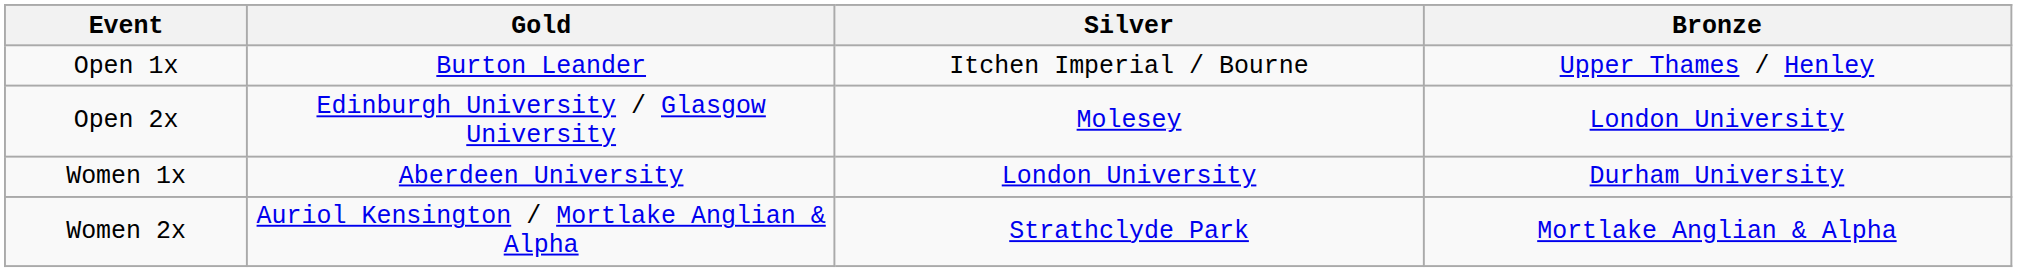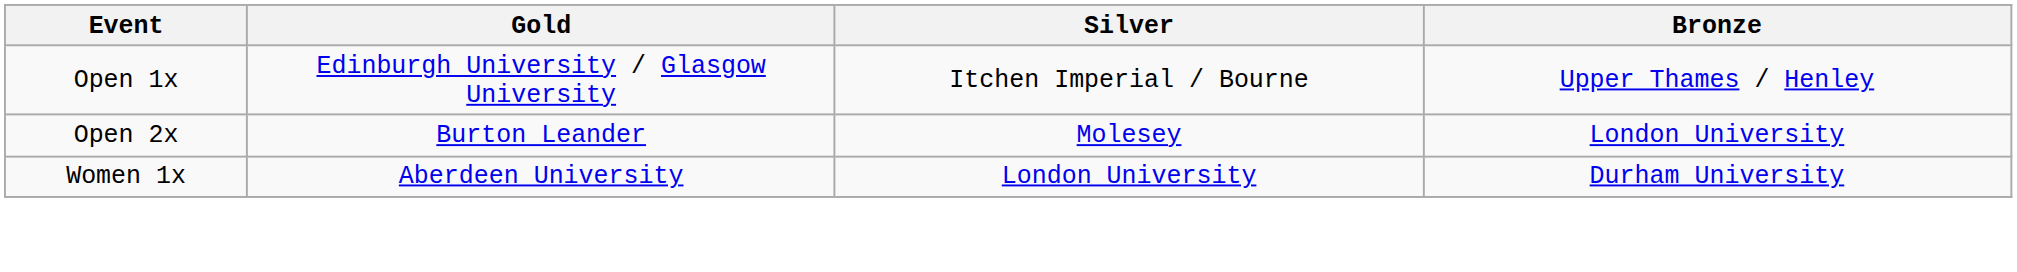(541, 66) Burton Leander -> (541, 80) Edinburgh University / Glasgow University
(541, 121) Edinburgh University / Glasgow University -> (541, 135) Burton Leander
- row: (126, 231)
